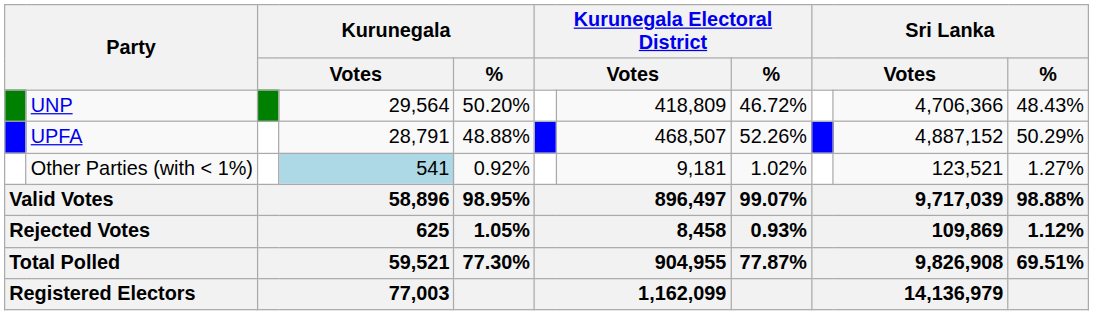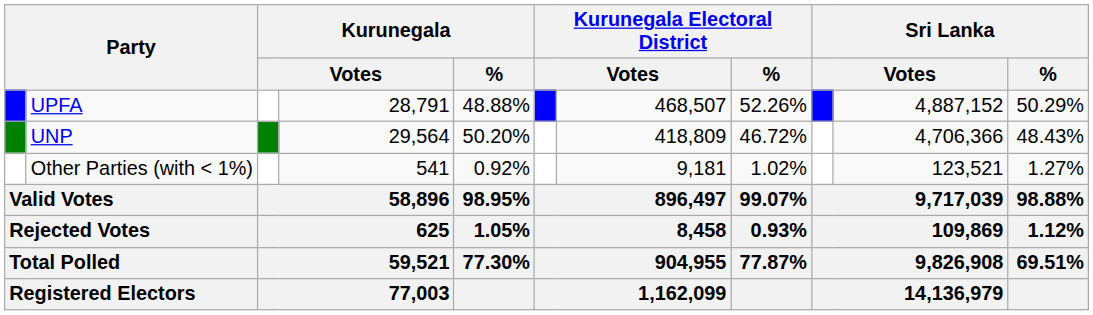rows swapped: (52, 105) <-> (57, 136)
(433, 168) lightblue background -> (433, 168) no background
